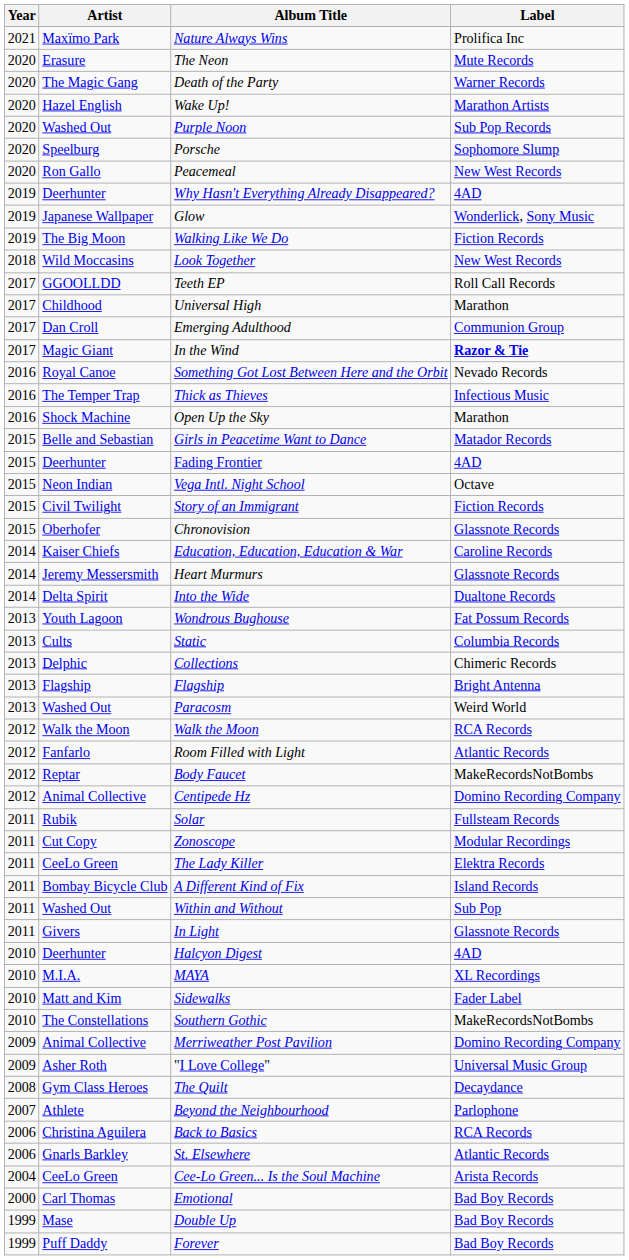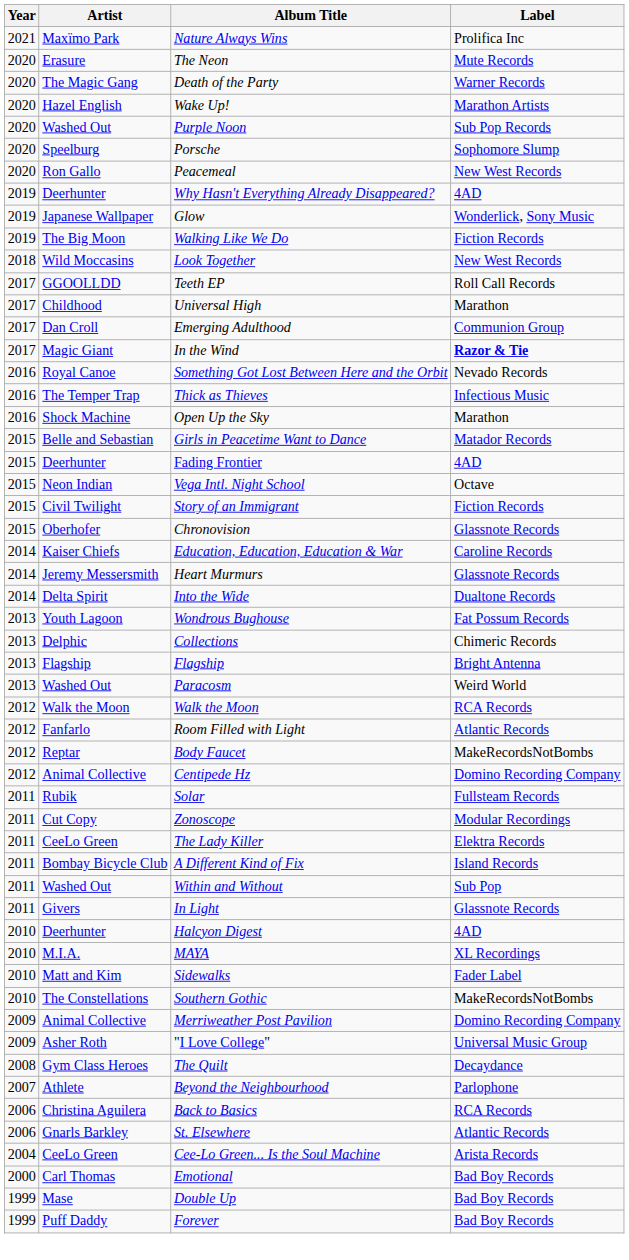- row: (190, 640)
